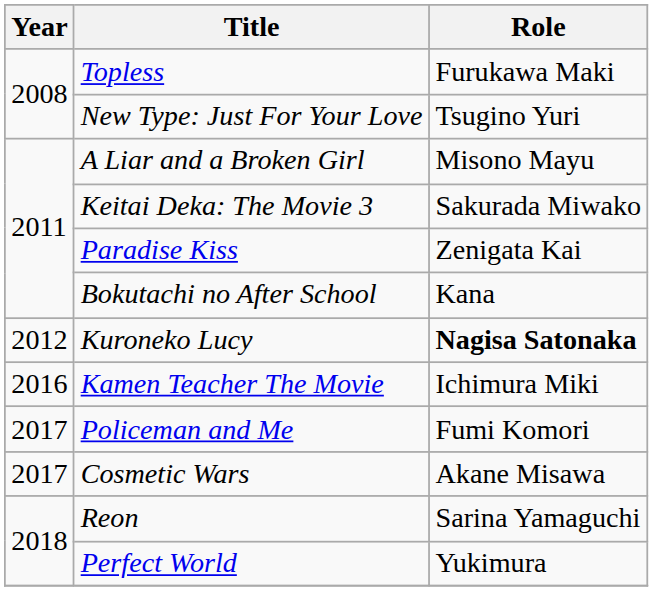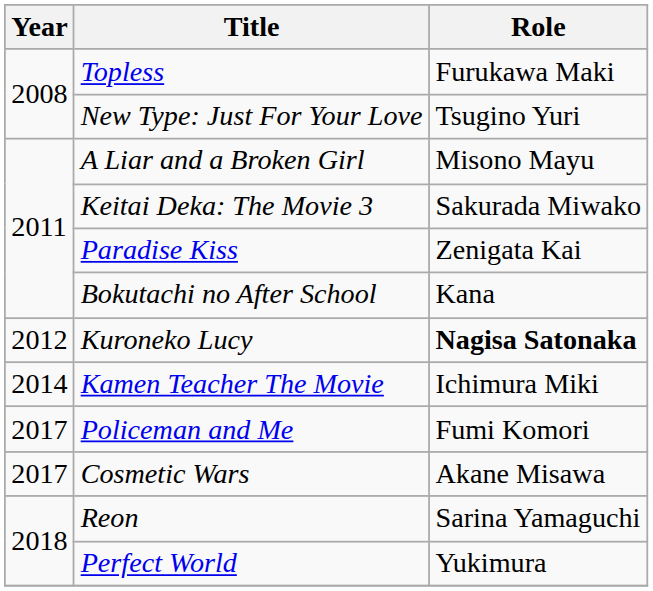(40, 384) 2016 -> (40, 384) 2014
